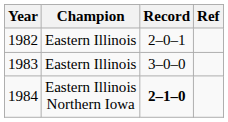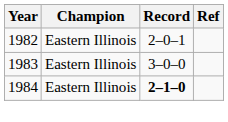(91, 96) Eastern Illinois Northern Iowa -> (91, 87) Eastern Illinois
